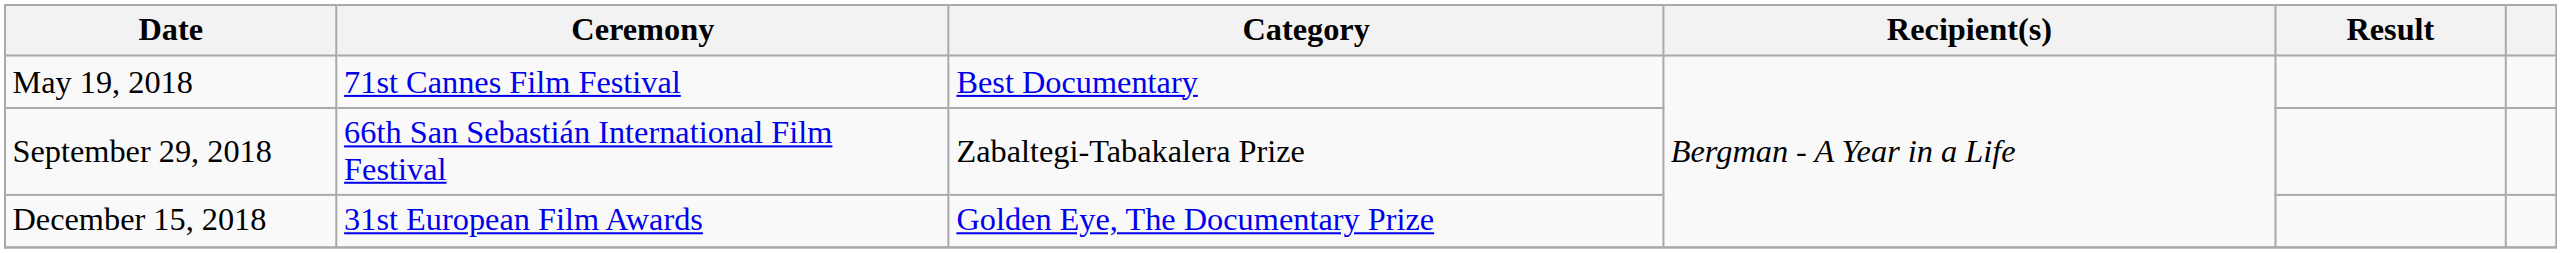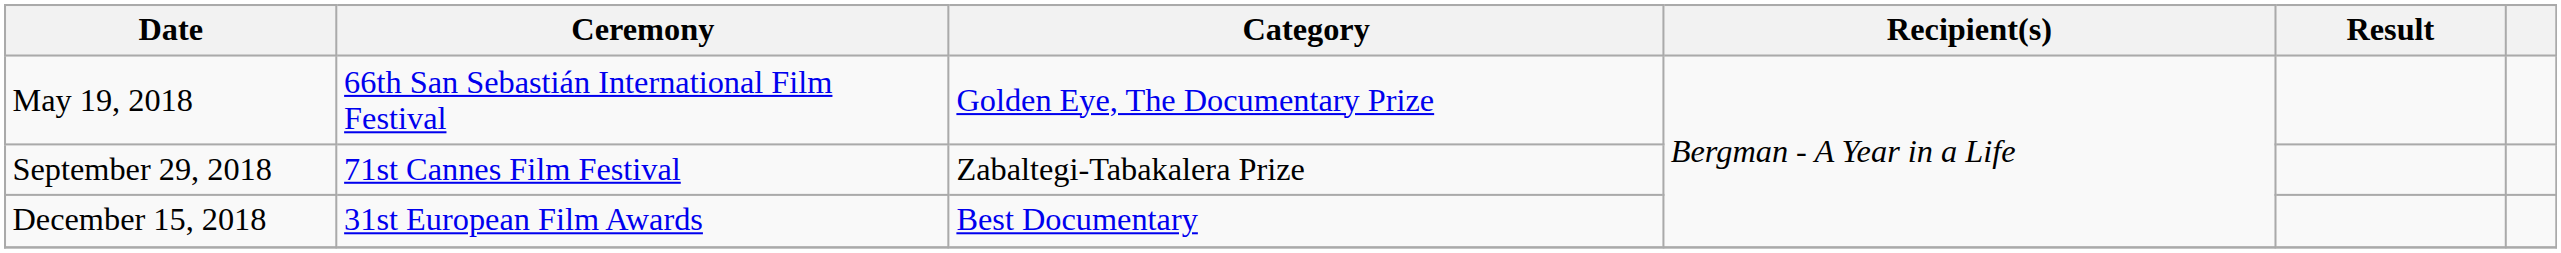(512, 81) 71st Cannes Film Festival -> (588, 99) 66th San Sebastián International Film Festival
(1077, 81) Best Documentary -> (1195, 99) Golden Eye, The Documentary Prize
(588, 150) 66th San Sebastián International Film Festival -> (512, 169) 71st Cannes Film Festival
(1195, 220) Golden Eye, The Documentary Prize -> (1077, 220) Best Documentary
